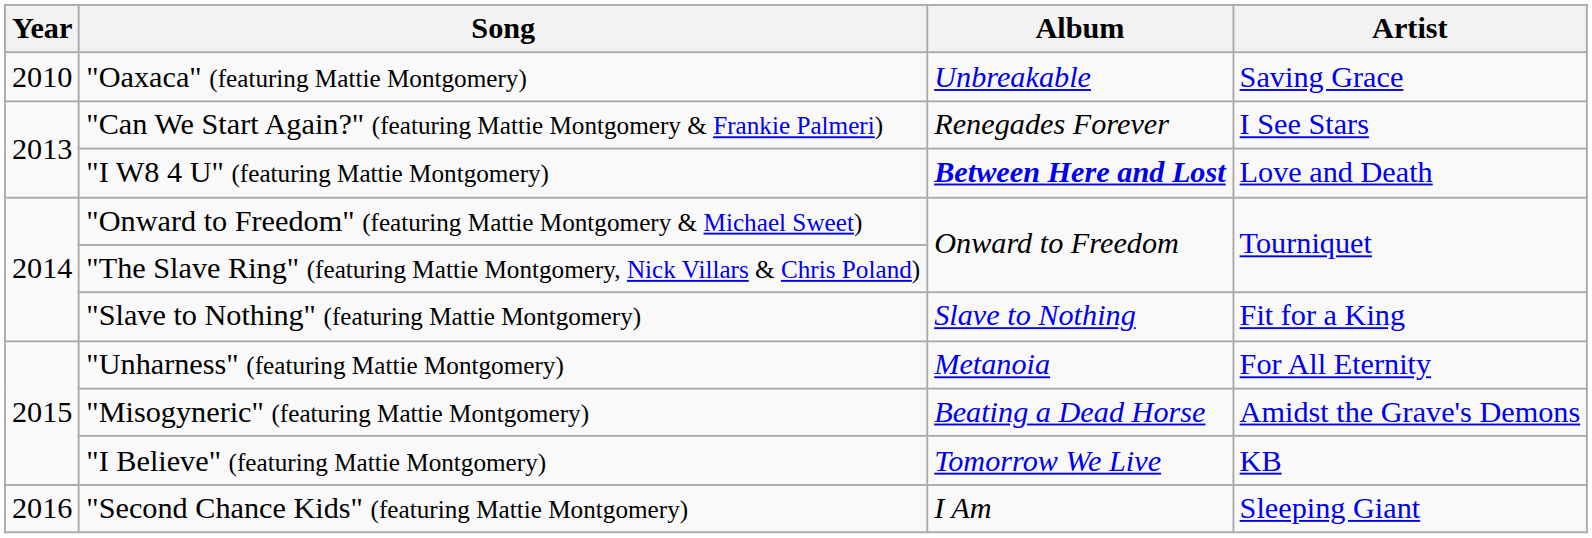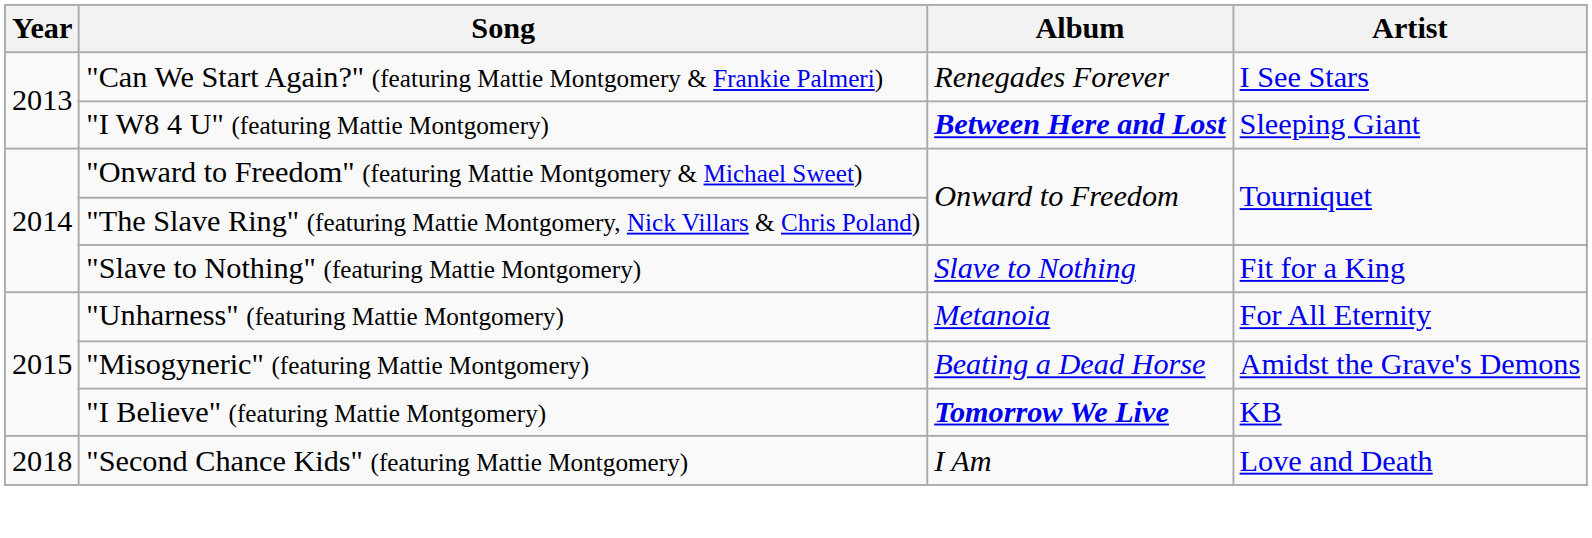- row: (307, 76)
(1336, 172) Love and Death -> (1330, 124) Sleeping Giant
(1048, 460) normal -> (1052, 412) bold
(42, 508) 2016 -> (42, 460) 2018
(1330, 508) Sleeping Giant -> (1336, 460) Love and Death
